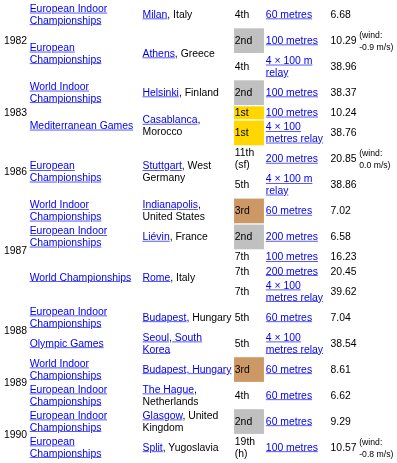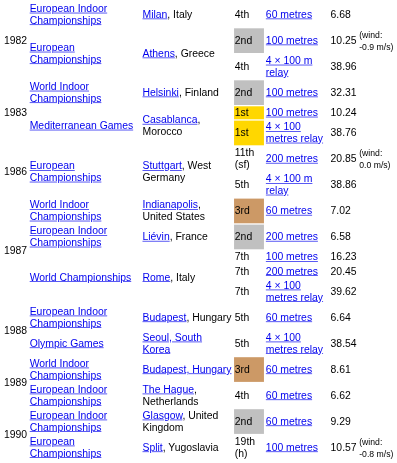(344, 40) 10.29 -> (344, 40) 10.25
(344, 92) 38.37 -> (344, 92) 32.31
(341, 317) 7.04 -> (341, 317) 6.64
